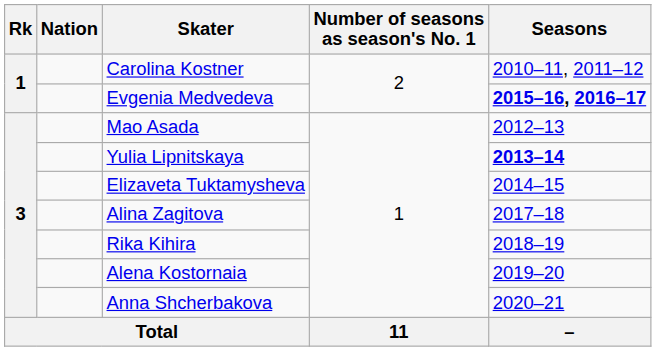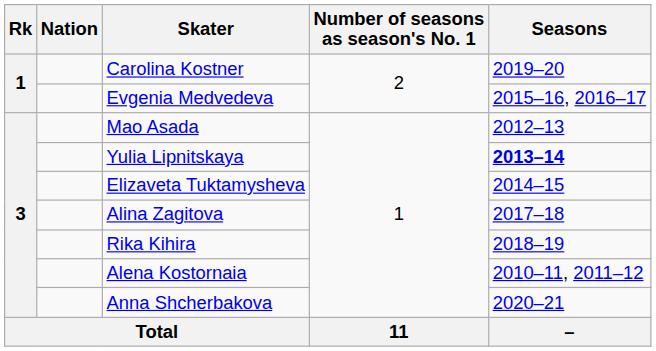(568, 68) 2010–11, 2011–12 -> (528, 68) 2019–20
(569, 98) bold -> (569, 98) normal
(528, 273) 2019–20 -> (568, 273) 2010–11, 2011–12
